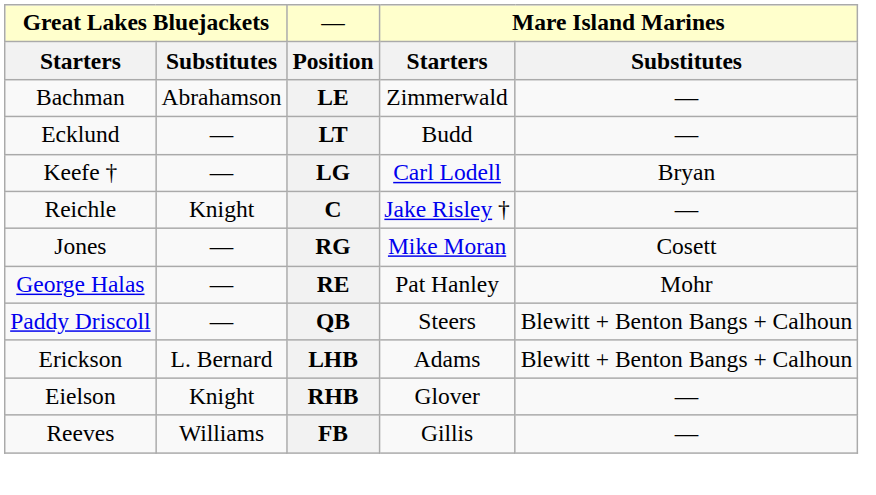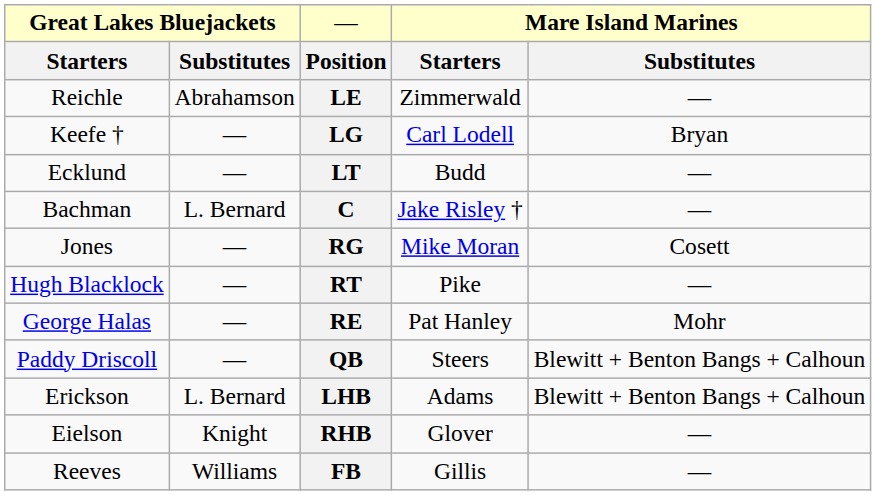(80, 97) Bachman -> (87, 97) Reichle
rows swapped: (333, 135) <-> (333, 172)
(80, 209) Reichle -> (87, 209) Bachman
(222, 209) Knight -> (235, 209) L. Bernard
+ row: (346, 284)
